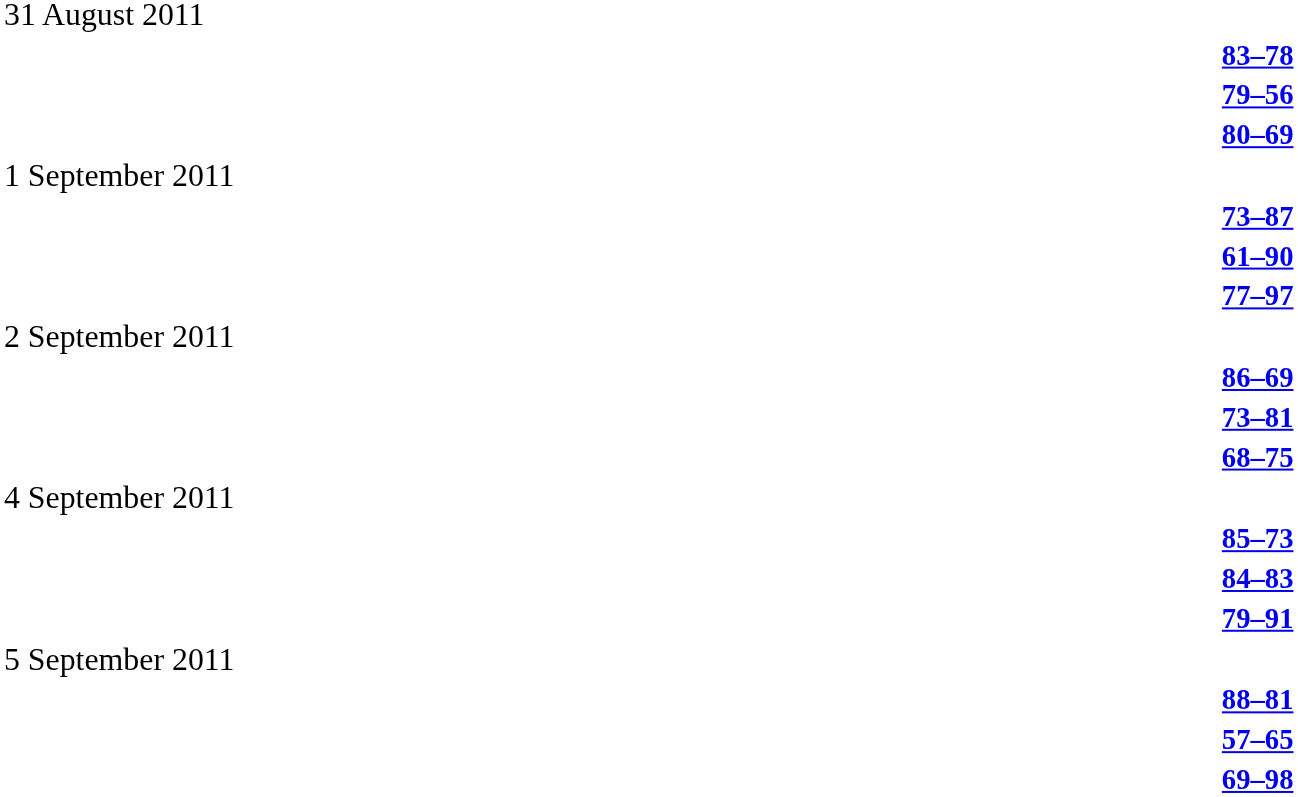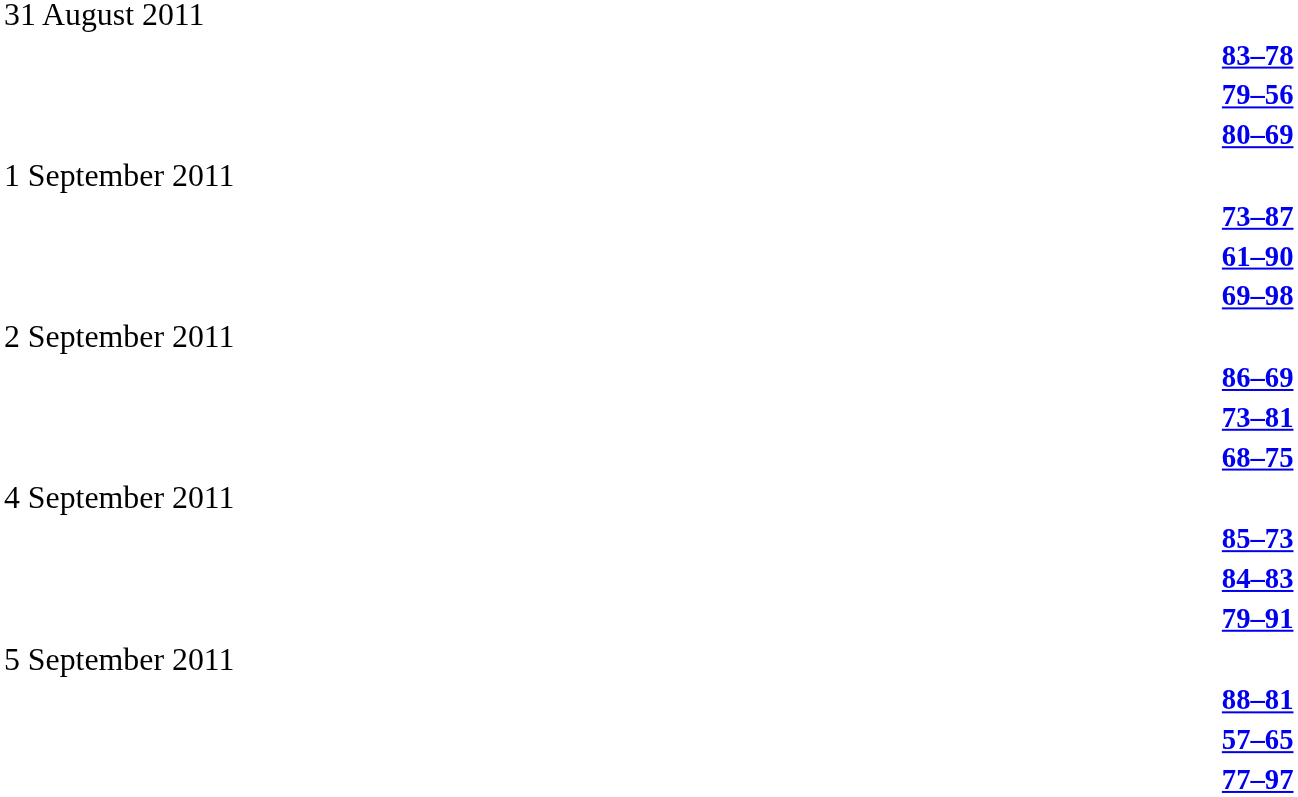rows swapped: (524, 296) <-> (524, 780)
